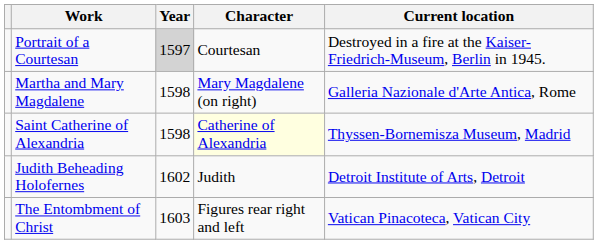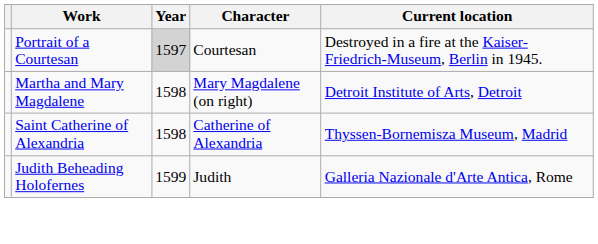(452, 92) Galleria Nazionale d'Arte Antica, Rome -> (423, 92) Detroit Institute of Arts, Detroit
(236, 134) lightyellow background -> (232, 134) no background
(175, 176) 1602 -> (171, 176) 1599
(426, 176) Detroit Institute of Arts, Detroit -> (449, 176) Galleria Nazionale d'Arte Antica, Rome
- row: (78, 218)
